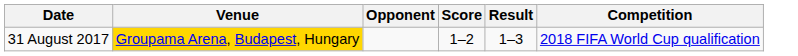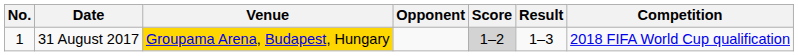+ column: (20, 16)
(462, 39) no background -> (492, 39) lightgrey background
